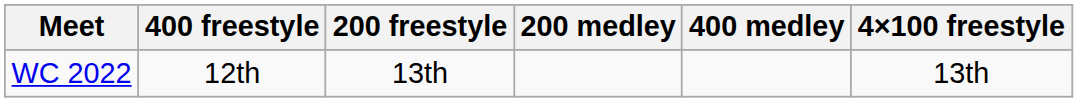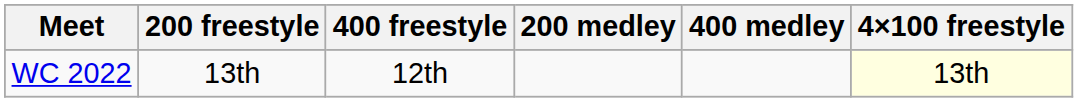columns swapped: (420, 27) <-> (232, 27)
(961, 73) no background -> (961, 73) lightyellow background
